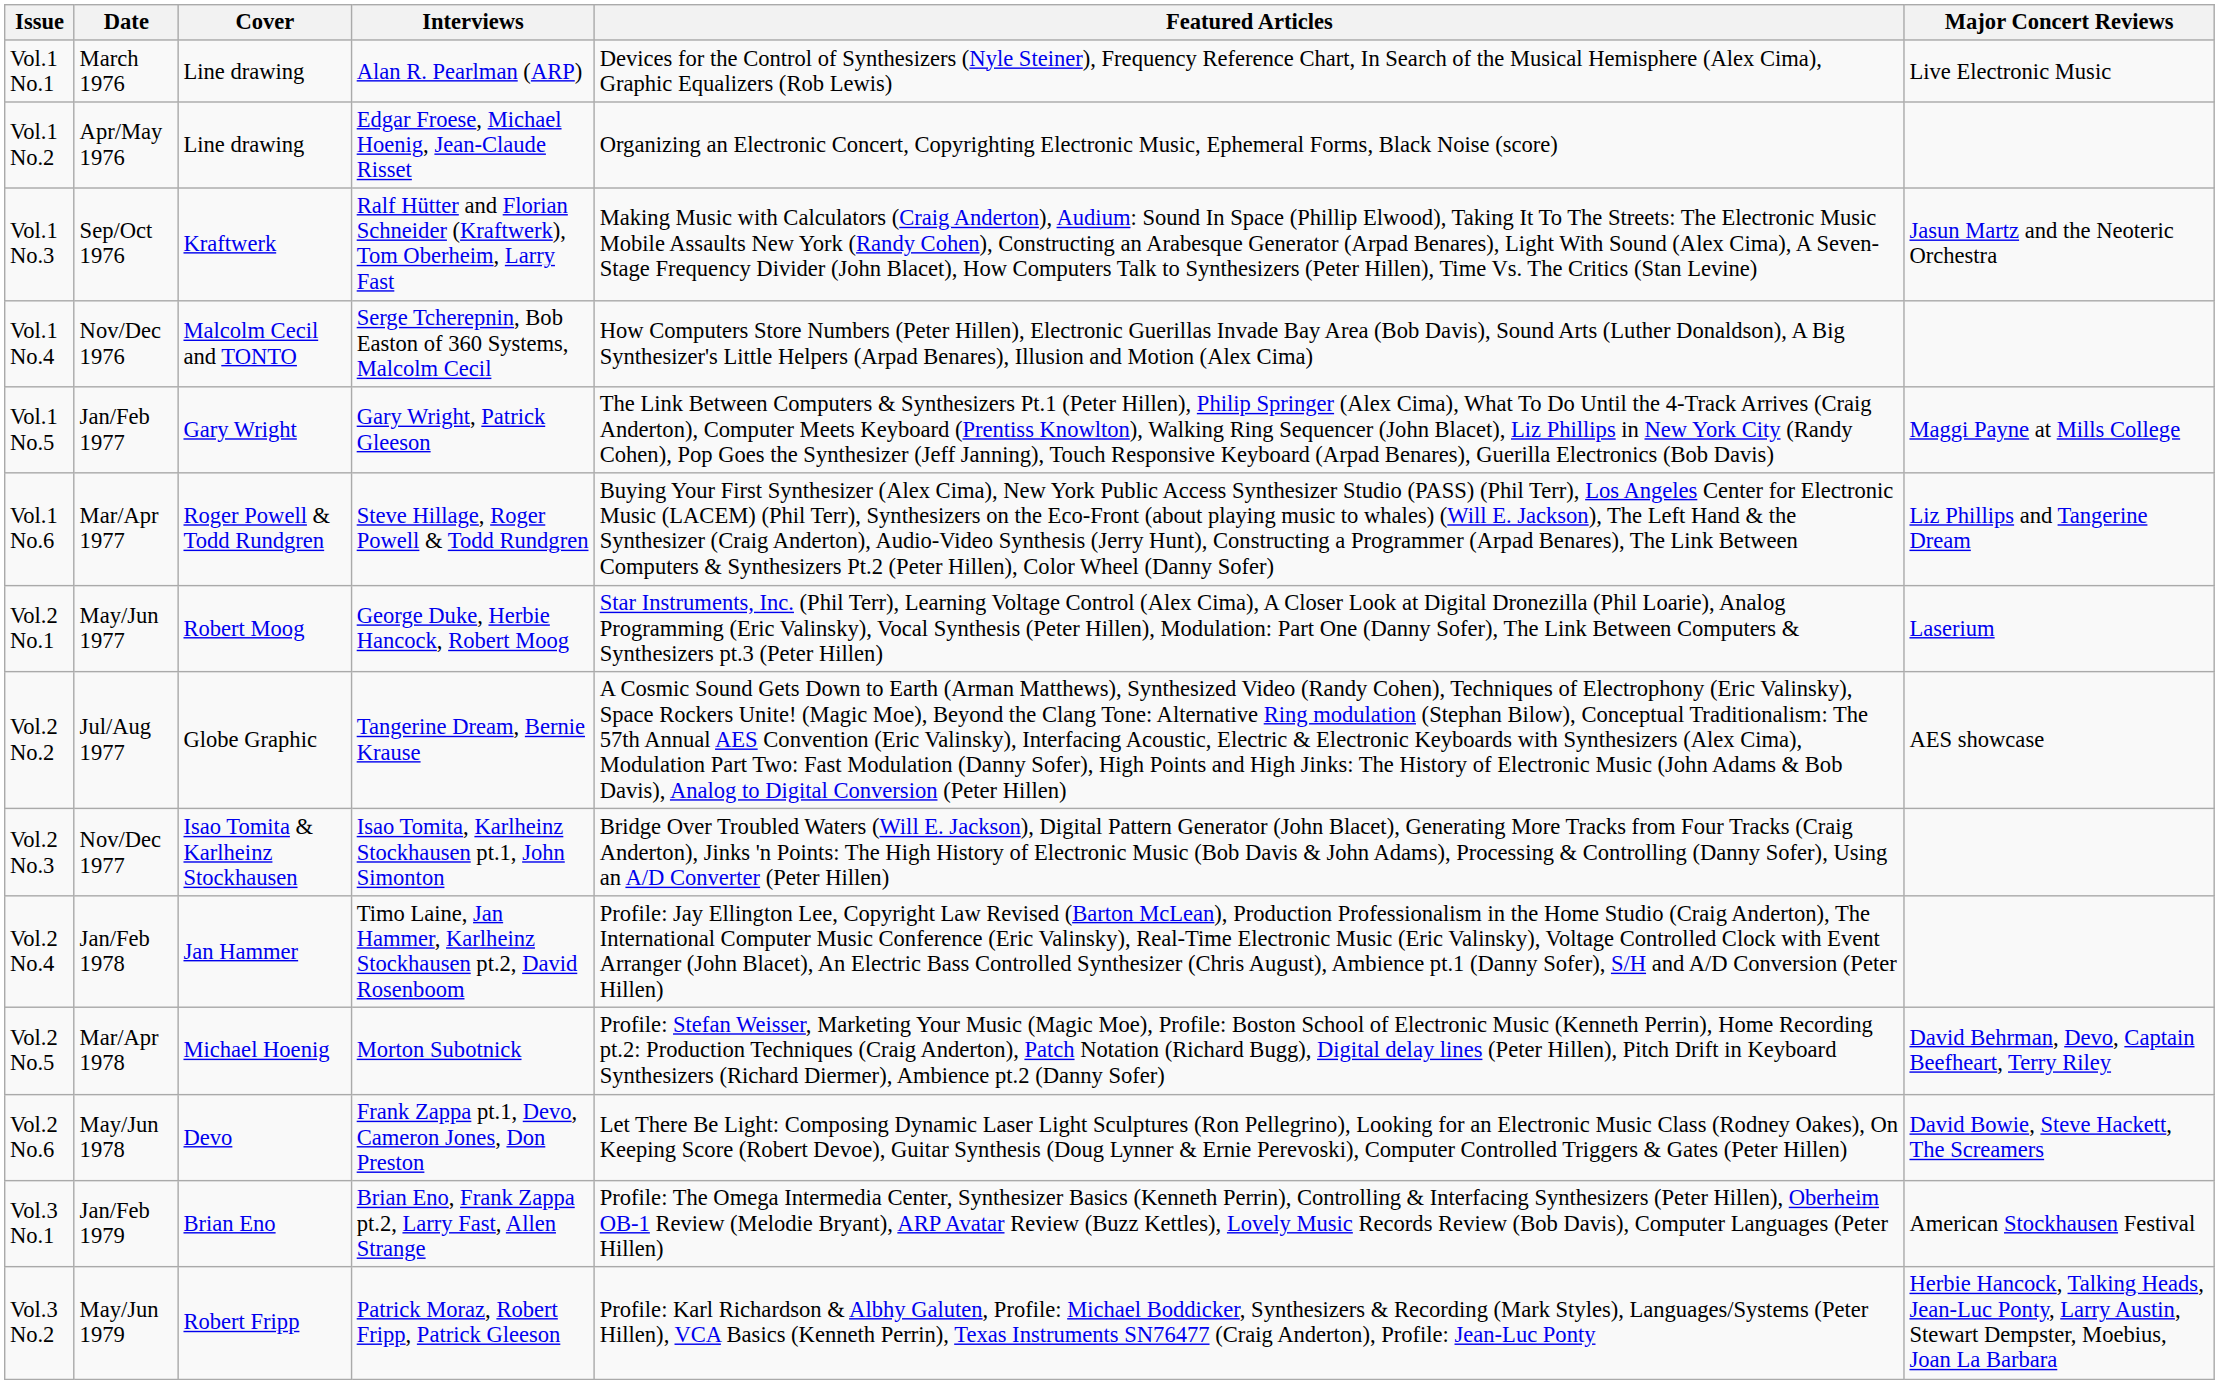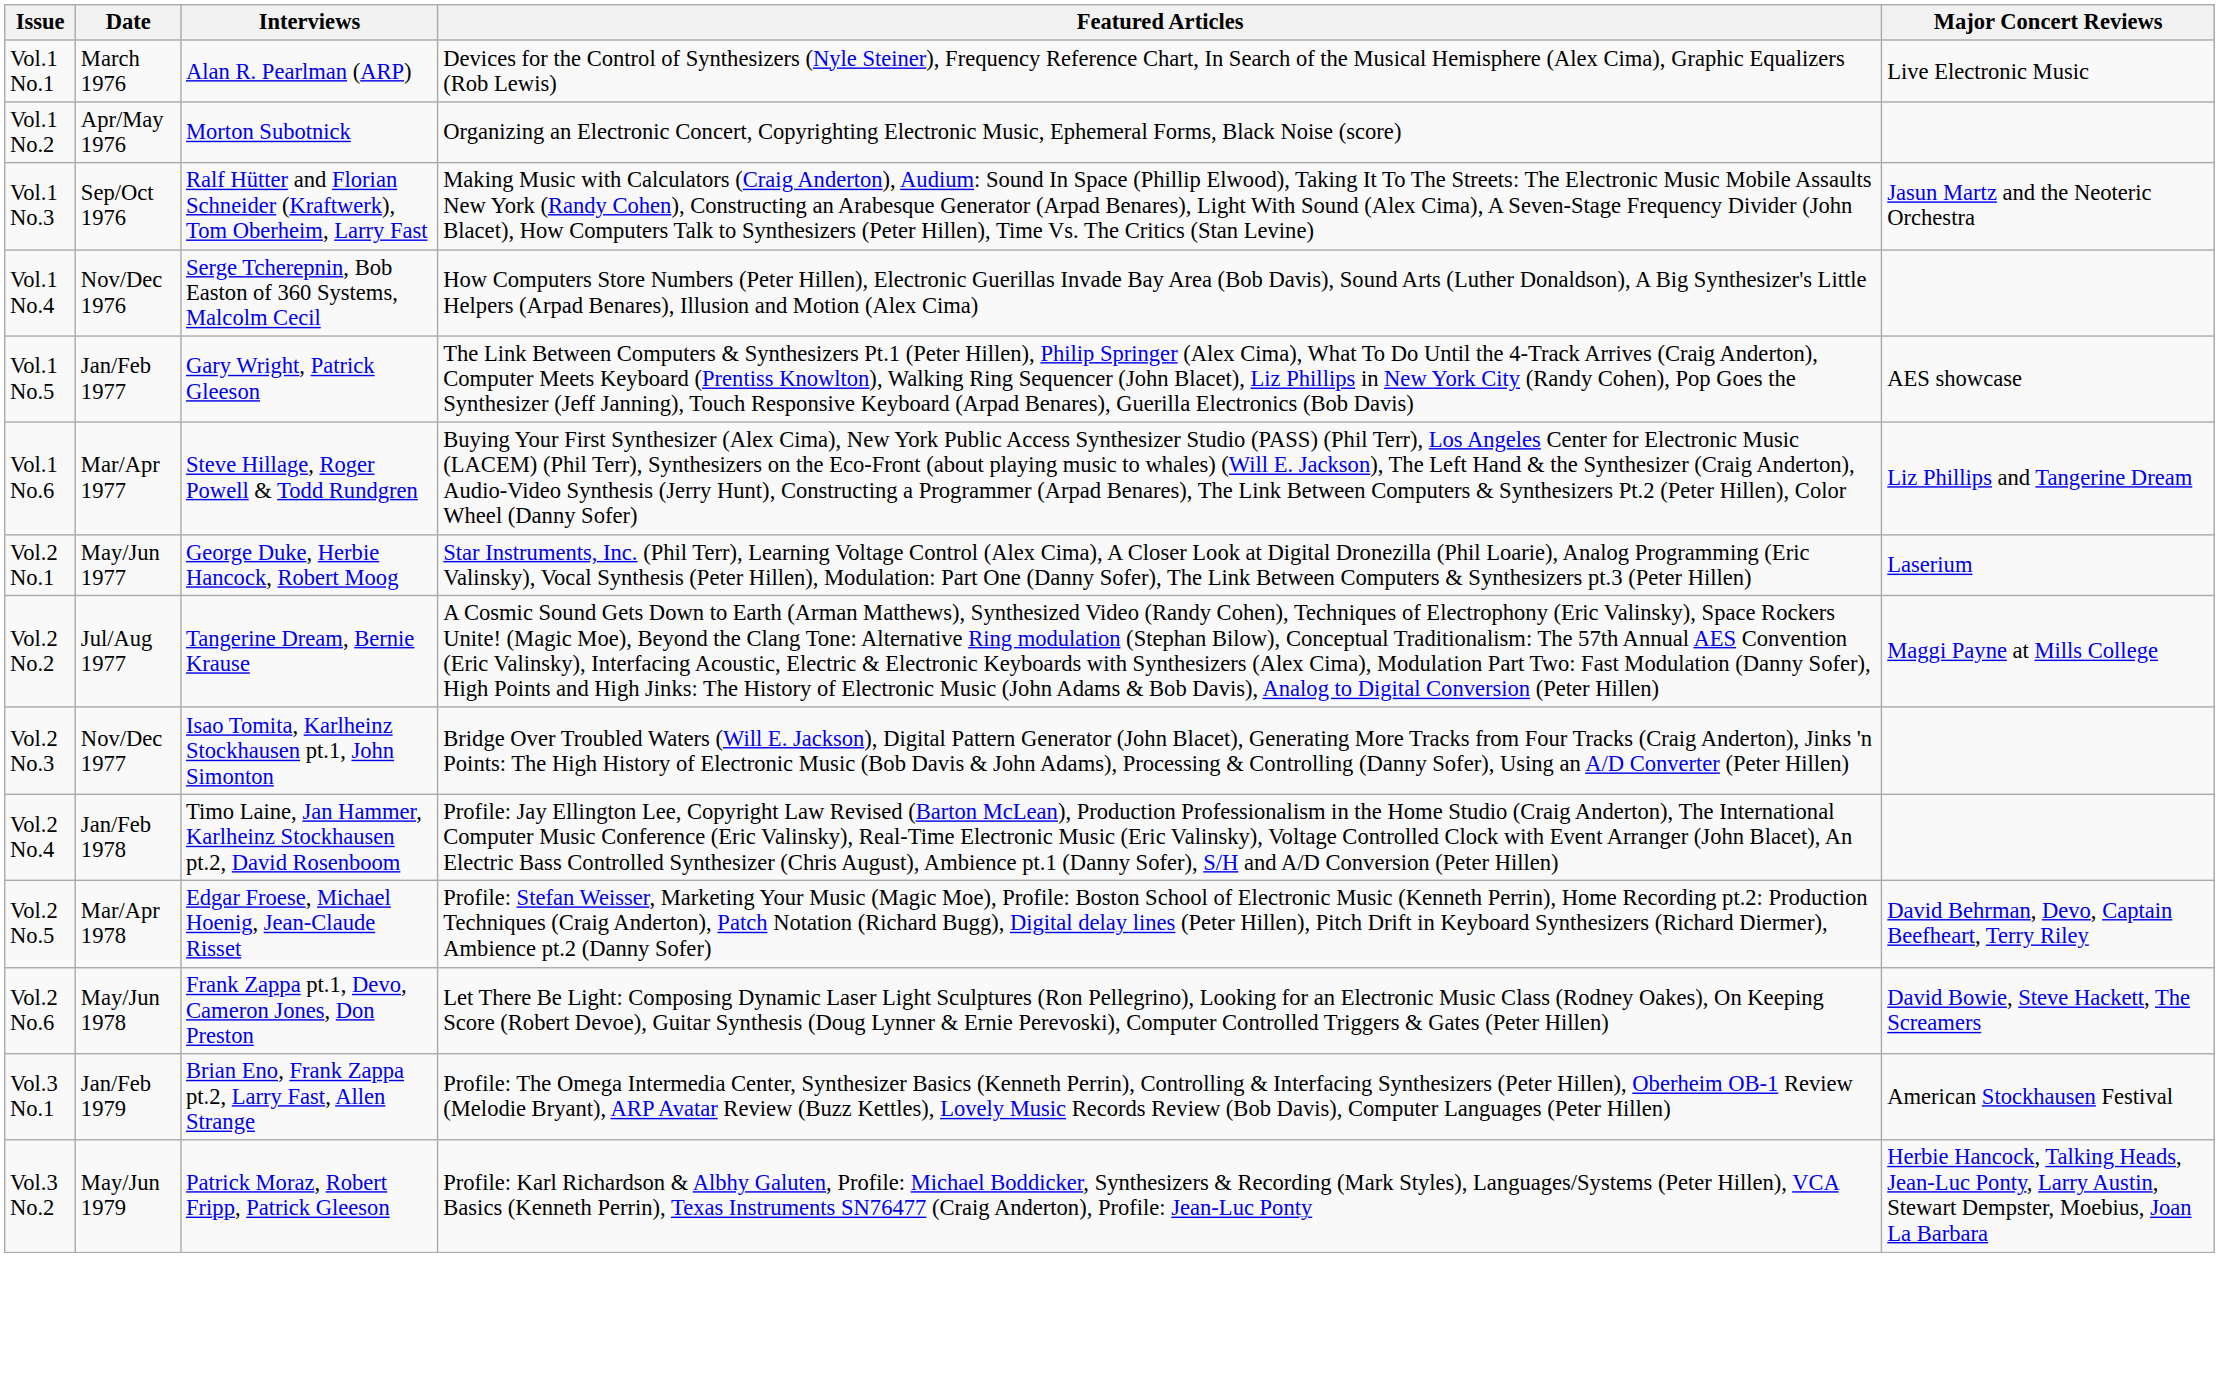- column: (265, 22)
(459, 144) Edgar Froese, Michael Hoenig, Jean-Claude Risset -> (268, 132) Morton Subotnick
(2045, 429) Maggi Payne at Mills College -> (1955, 378) AES showcase
(1977, 740) AES showcase -> (2023, 651) Maggi Payne at Mills College
(439, 1050) Morton Subotnick -> (288, 923) Edgar Froese, Michael Hoenig, Jean-Claude Risset
